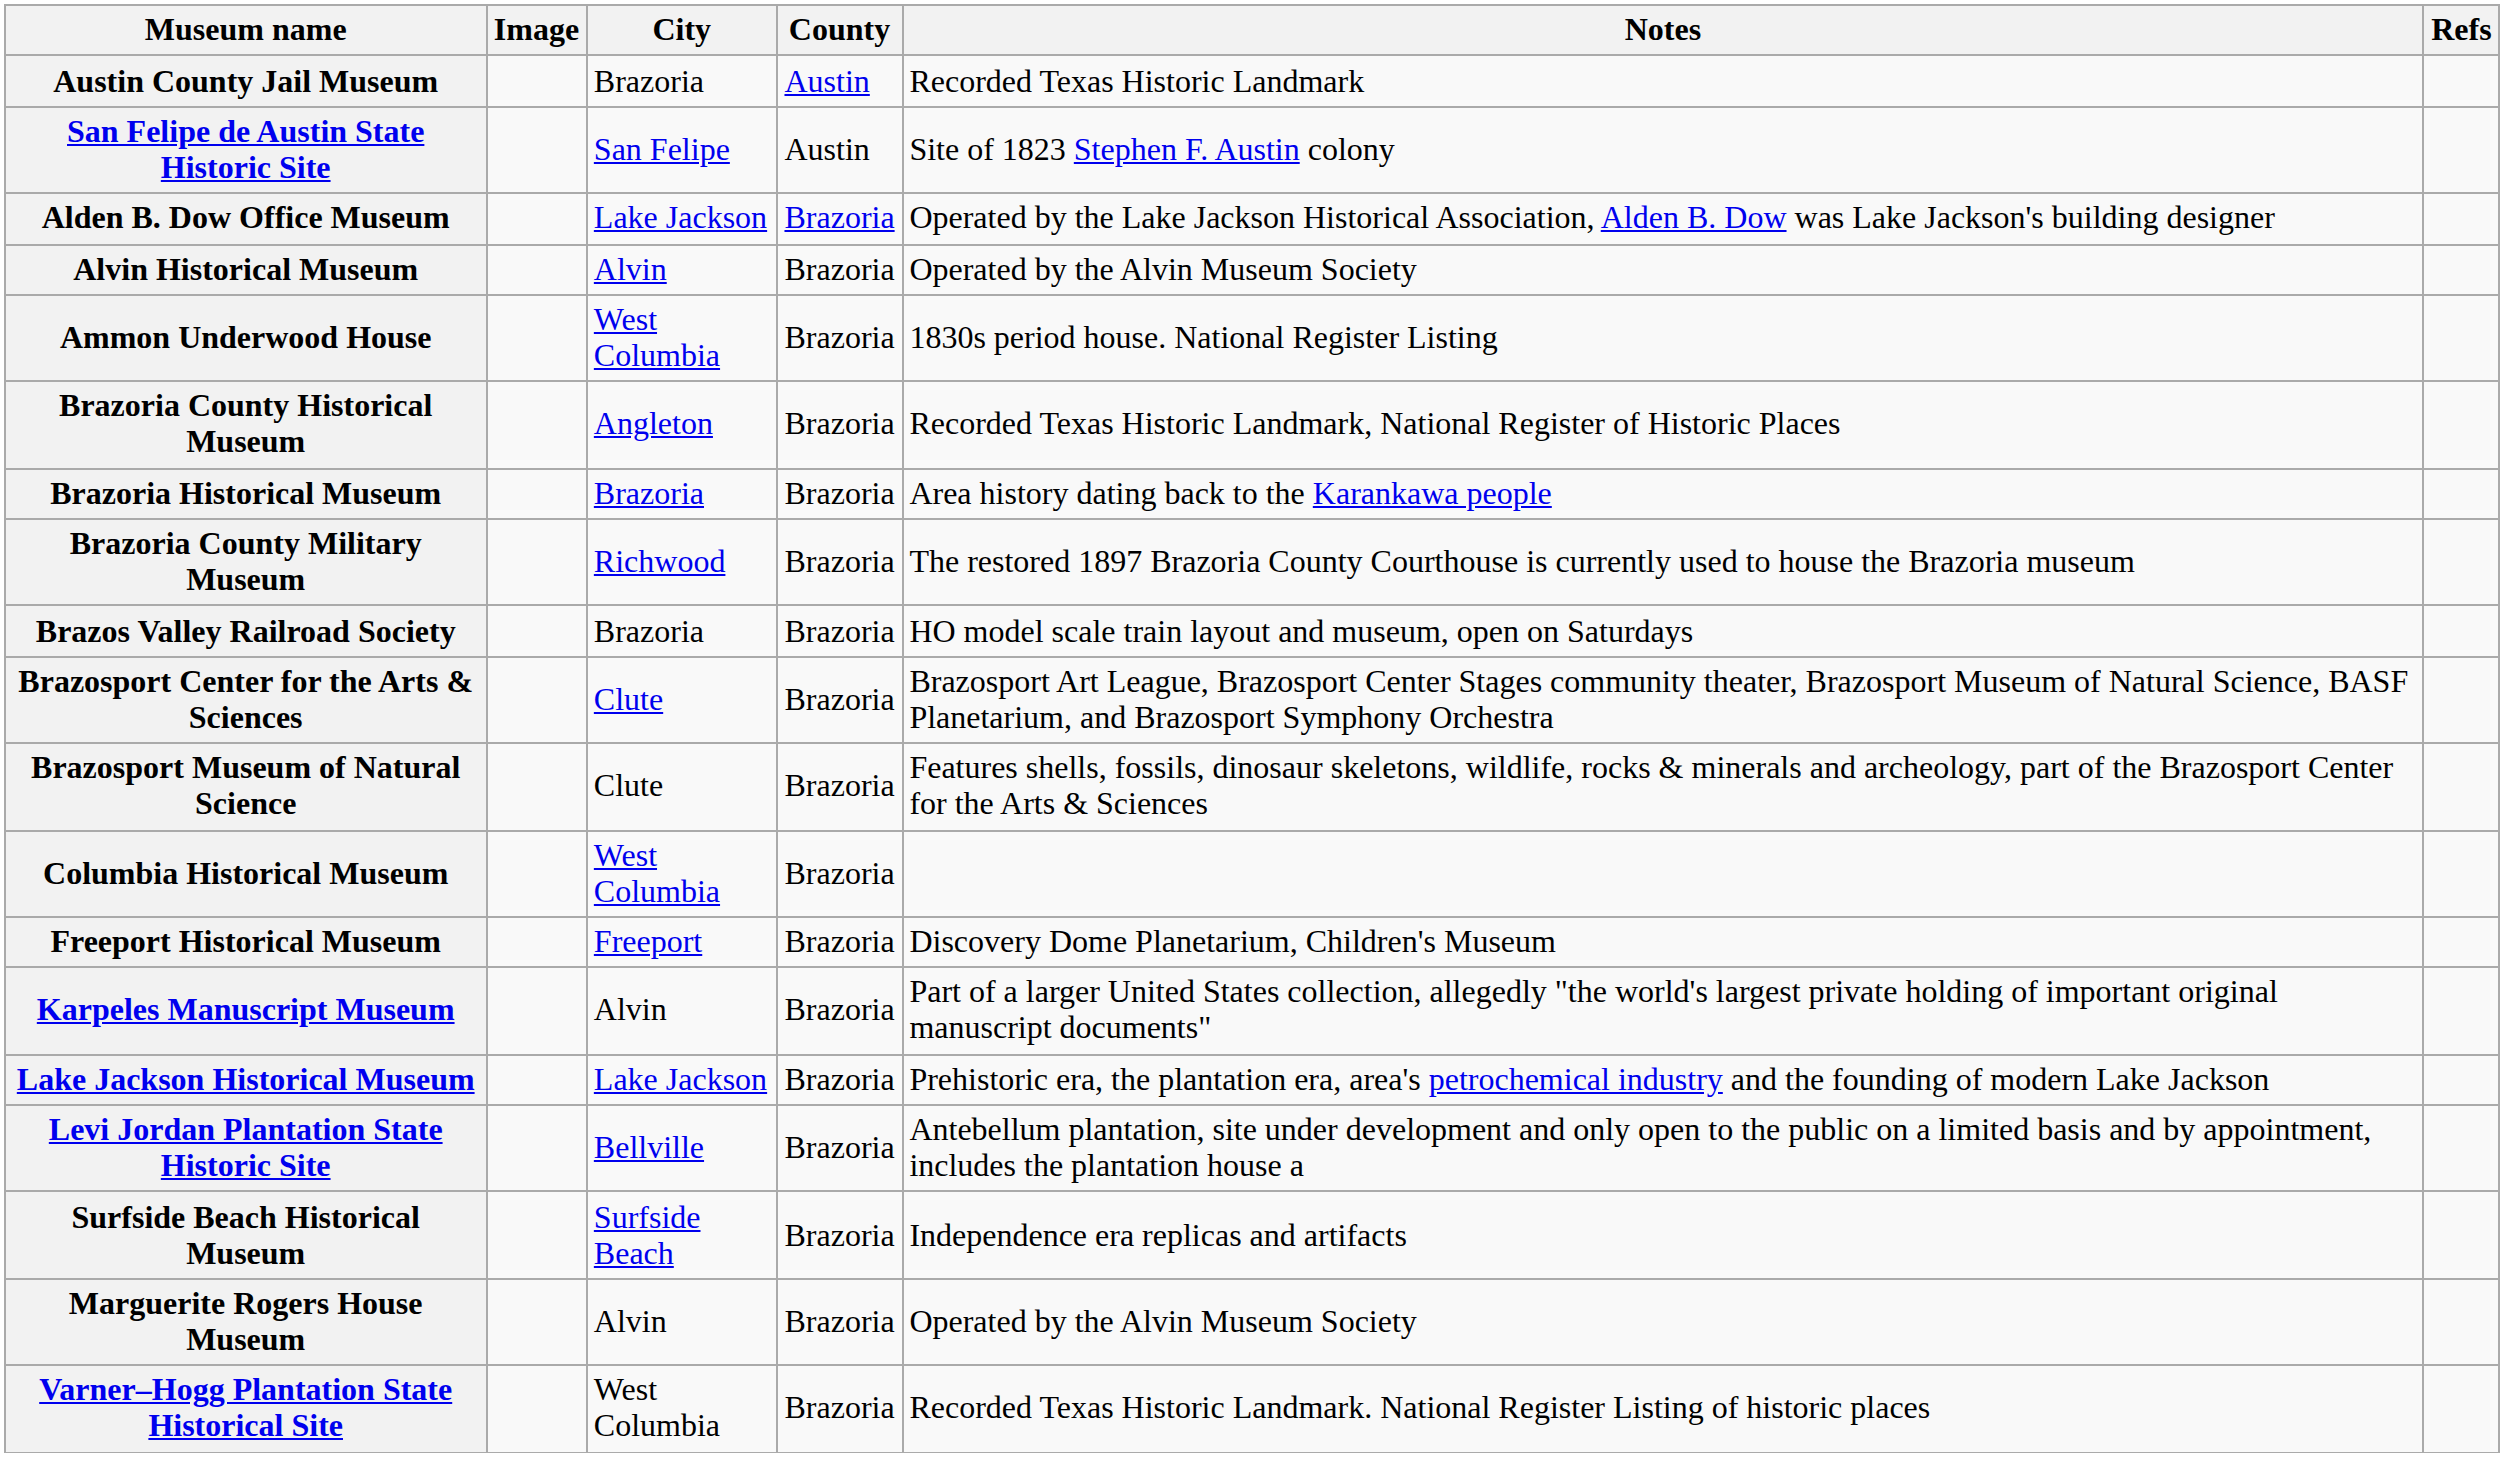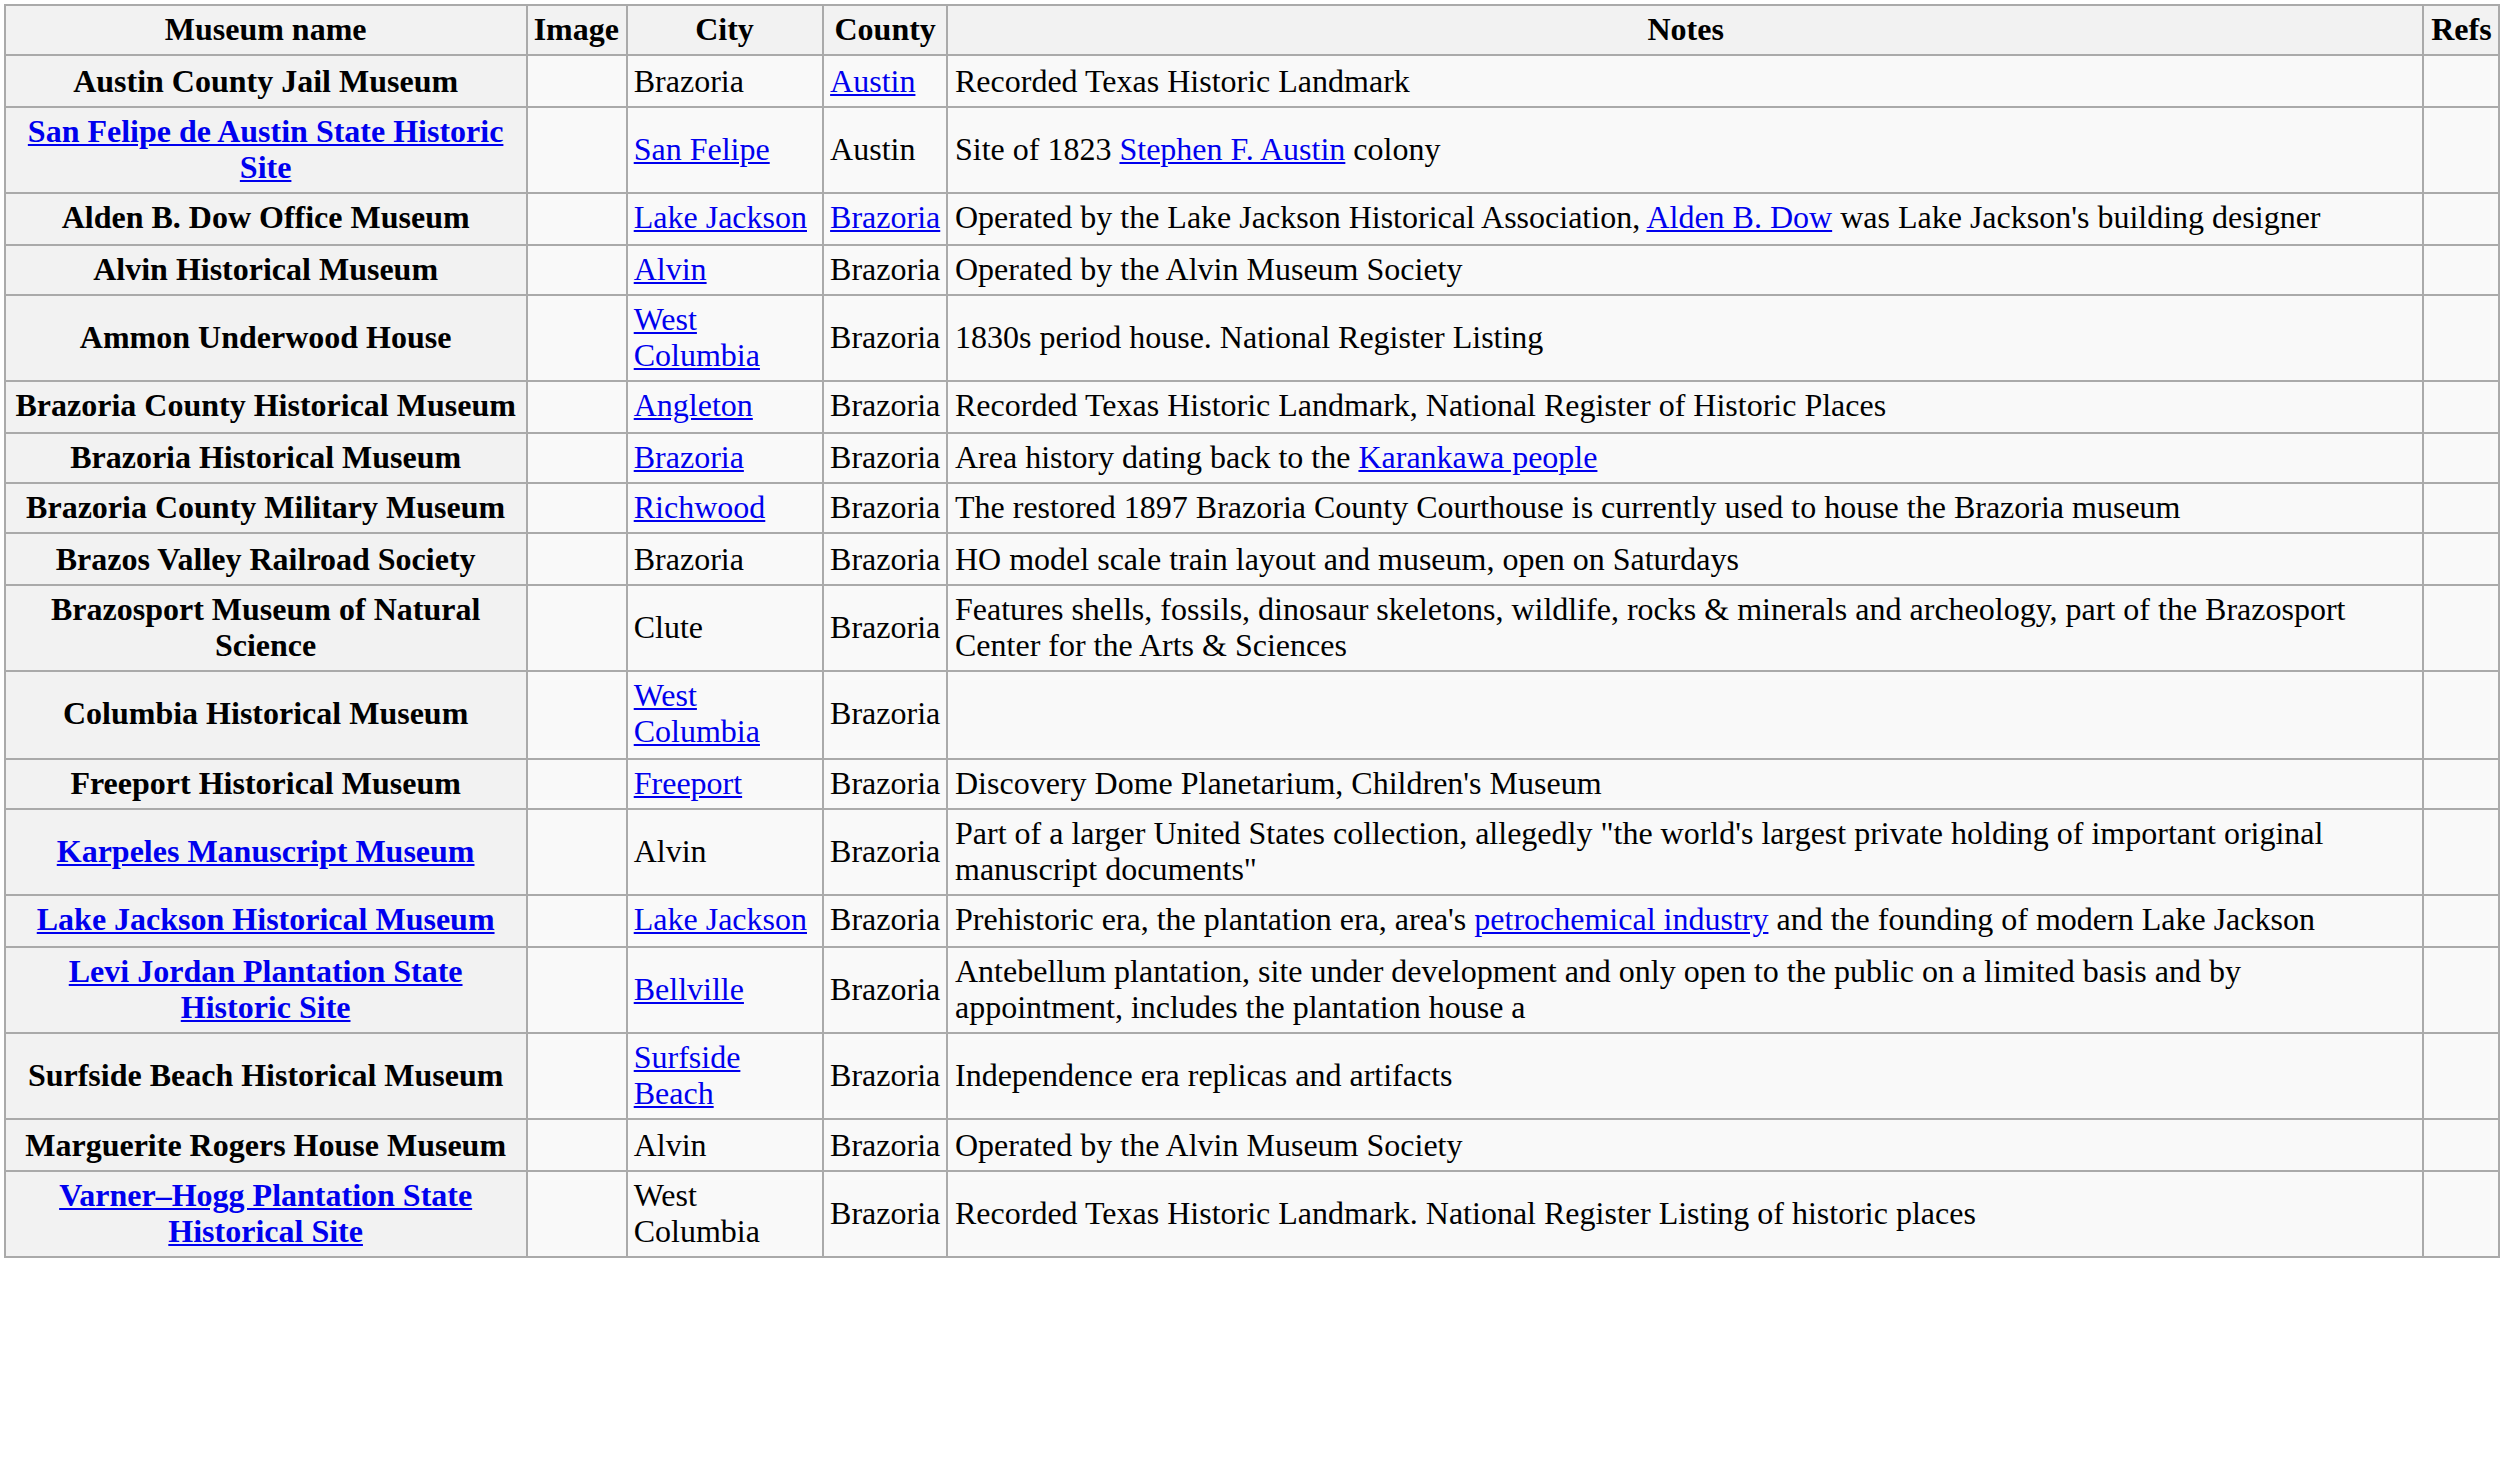- row: (246, 699)
